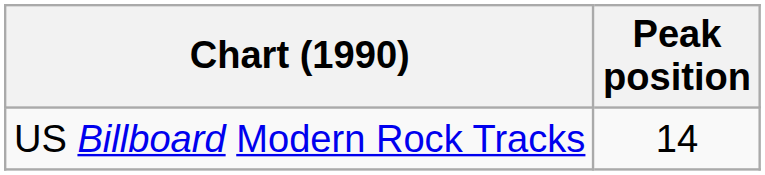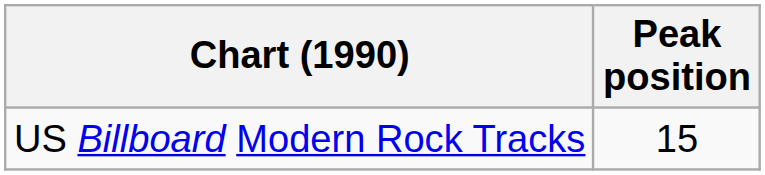(677, 137) 14 -> (677, 137) 15
